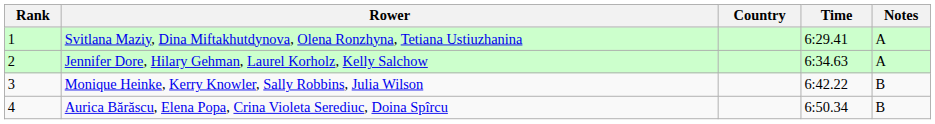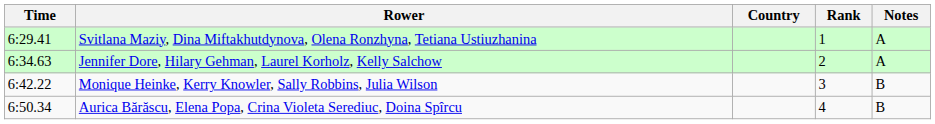columns swapped: (33, 15) <-> (837, 15)
